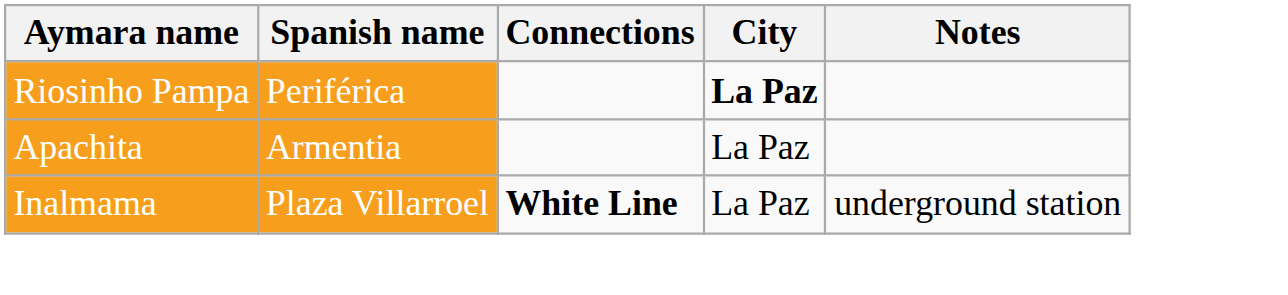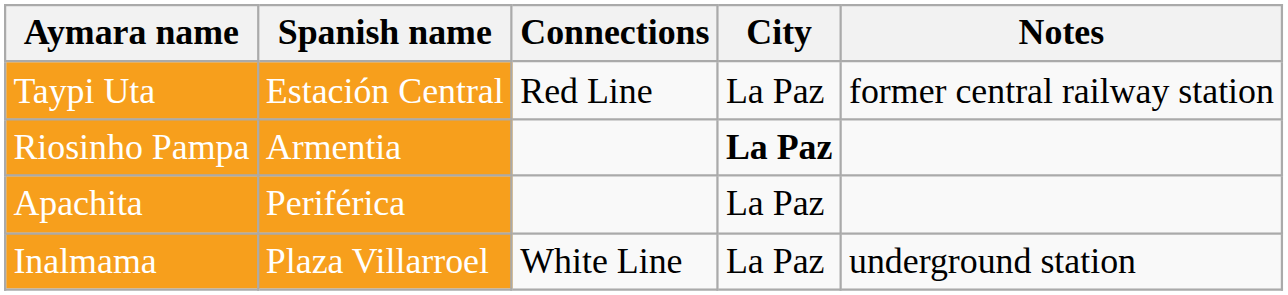+ row: (84, 89)
(336, 89) Periférica -> (334, 146) Armentia
(334, 146) Armentia -> (336, 203) Periférica
(592, 203) bold -> (601, 260) normal
